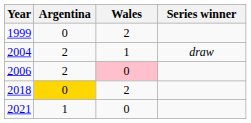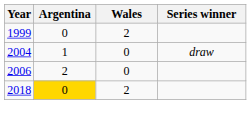(65, 52) 2 -> (65, 52) 1
(127, 52) 1 -> (127, 52) 0
(127, 71) pink background -> (127, 71) no background
- row: (19, 109)
